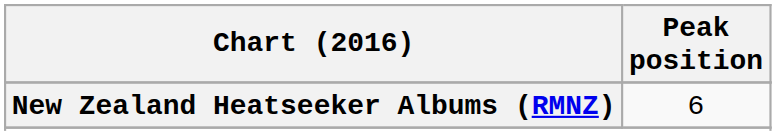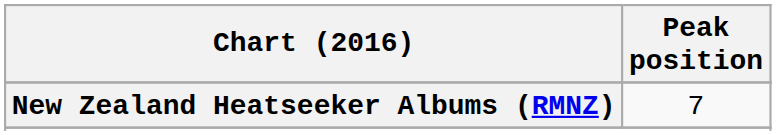(696, 106) 6 -> (696, 106) 7
